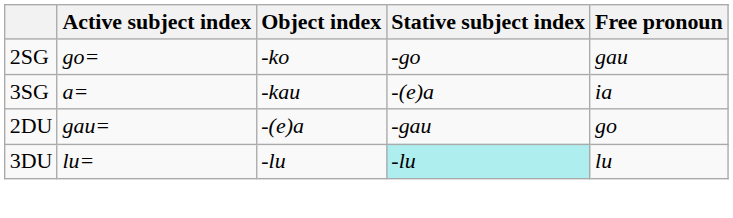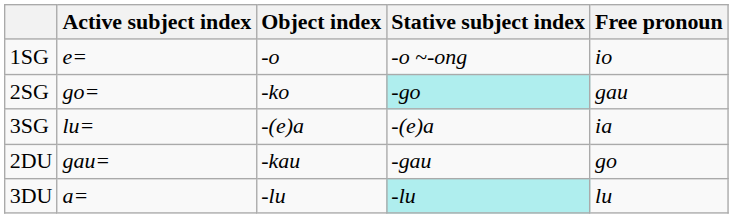+ row: (29, 56)
(406, 56) no background -> (406, 91) paleturquoise background
(75, 91) a= -> (78, 126) lu=
(281, 91) -kau -> (283, 126) -(e)a
(283, 126) -(e)a -> (281, 160) -kau
(78, 160) lu= -> (75, 195) a=
